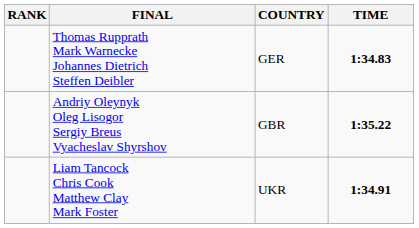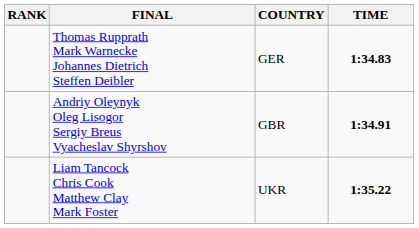(371, 124) 1:35.22 -> (371, 124) 1:34.91
(371, 190) 1:34.91 -> (371, 190) 1:35.22
